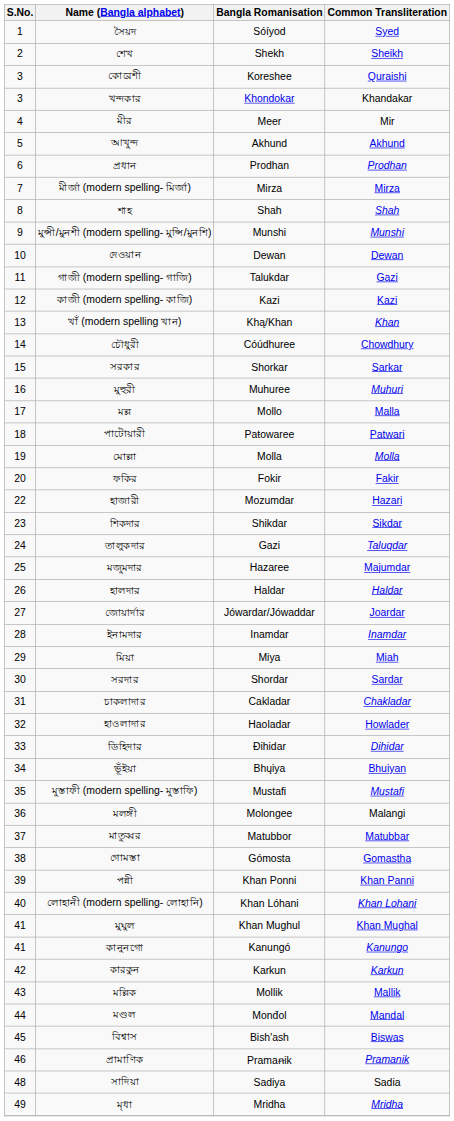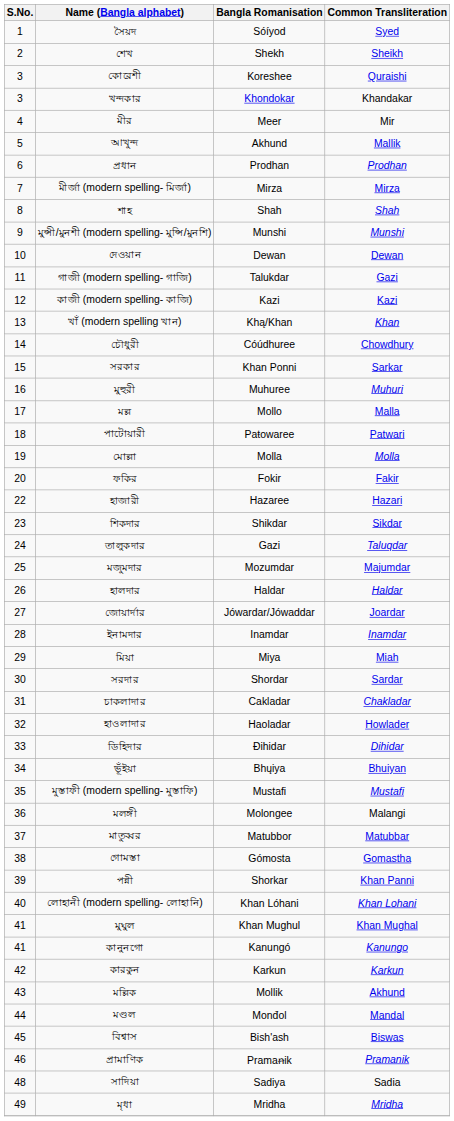(387, 143) Akhund -> (387, 143) Mallik
(269, 367) Shorkar -> (269, 367) Khan Ponni
(269, 501) Mozumdar -> (269, 501) Hazaree
(269, 568) Hazaree -> (269, 568) Mozumdar
(269, 881) Khan Ponni -> (269, 881) Shorkar
(387, 992) Mallik -> (387, 992) Akhund
